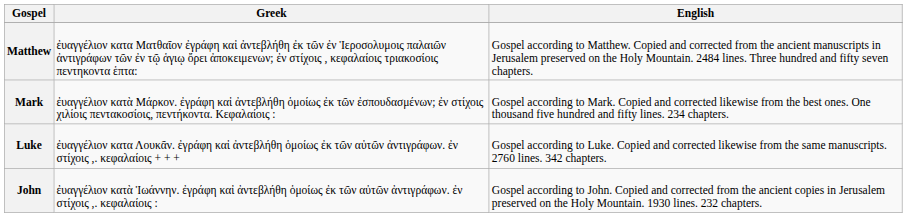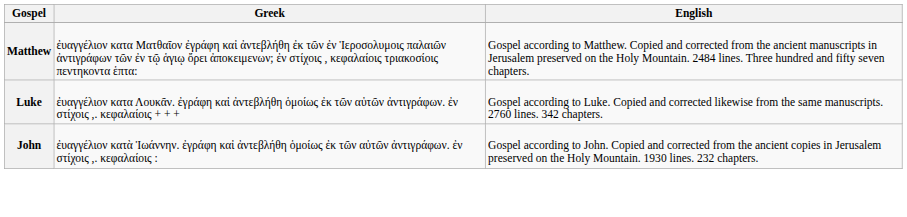- row: (29, 102)
